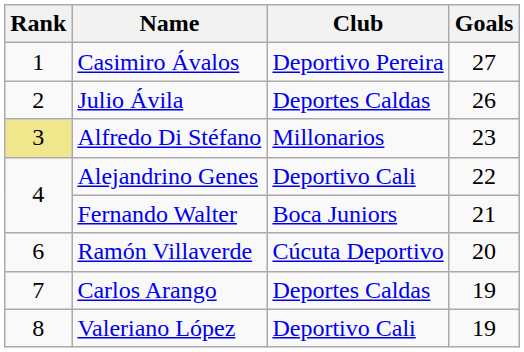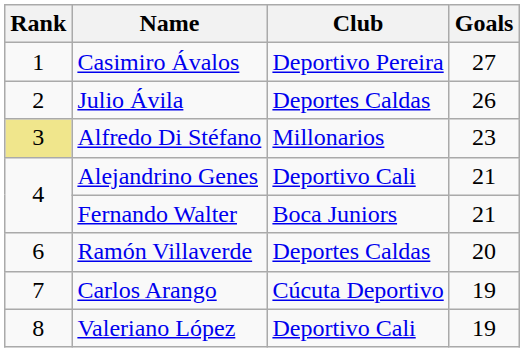(484, 175) 22 -> (484, 175) 21
(358, 251) Cúcuta Deportivo -> (351, 251) Deportes Caldas
(351, 289) Deportes Caldas -> (358, 289) Cúcuta Deportivo
